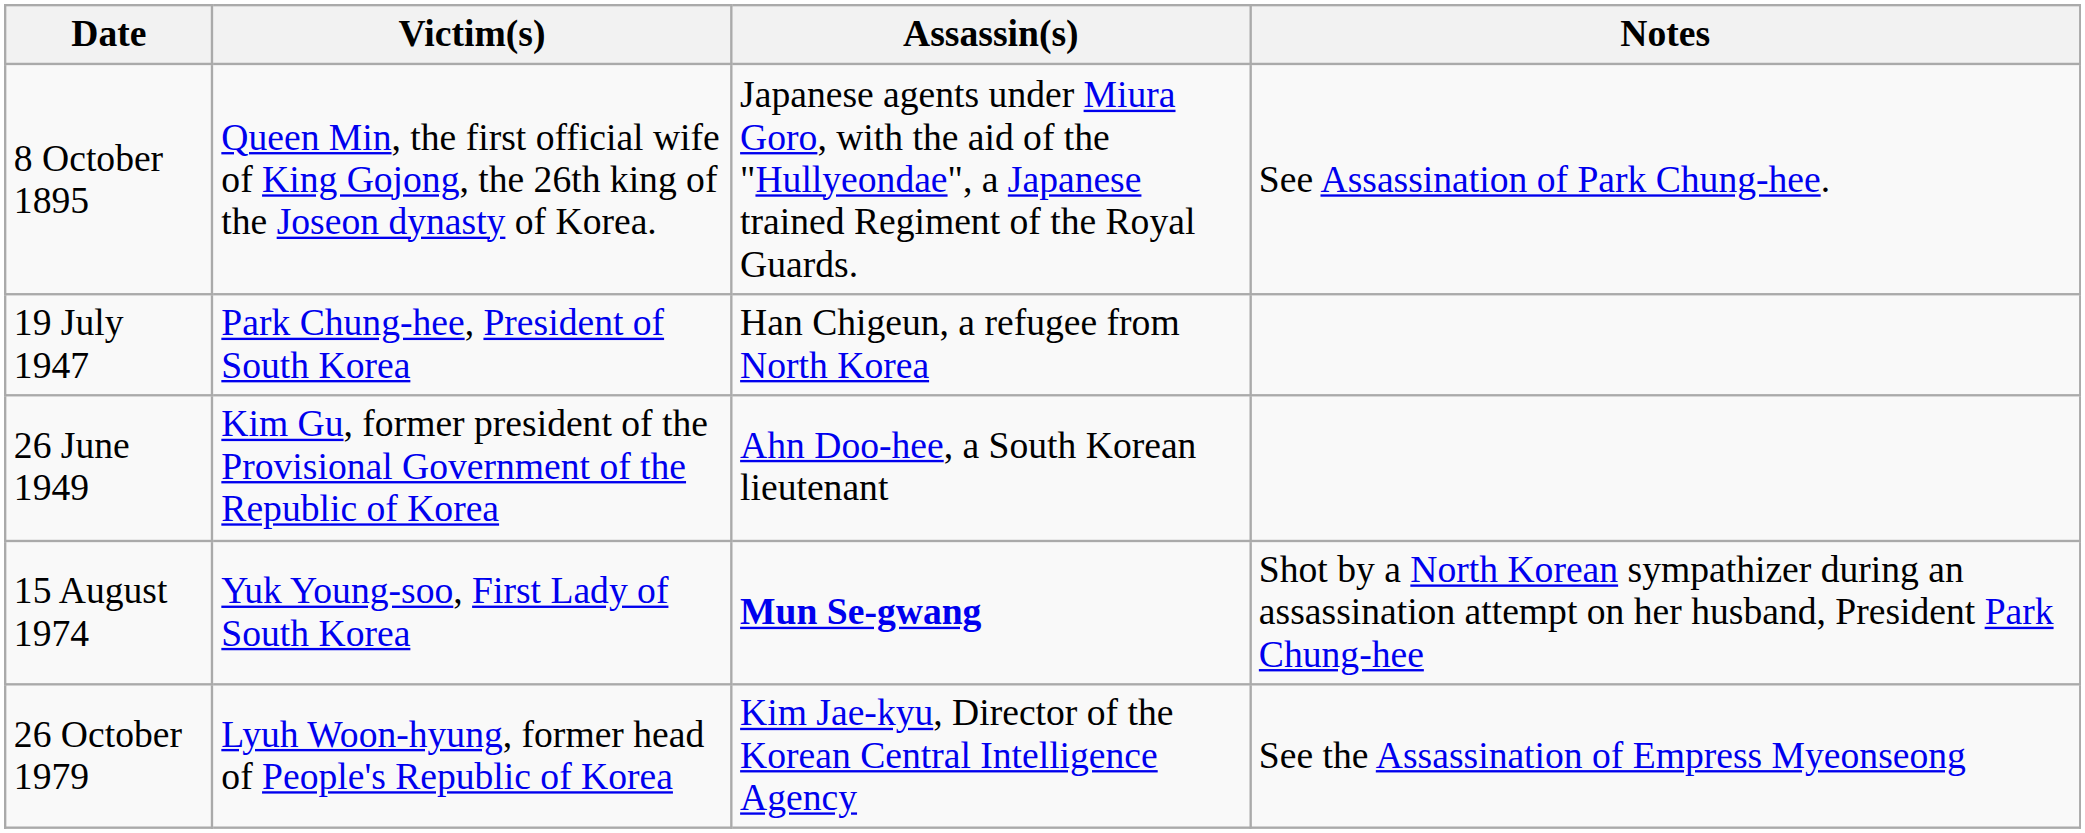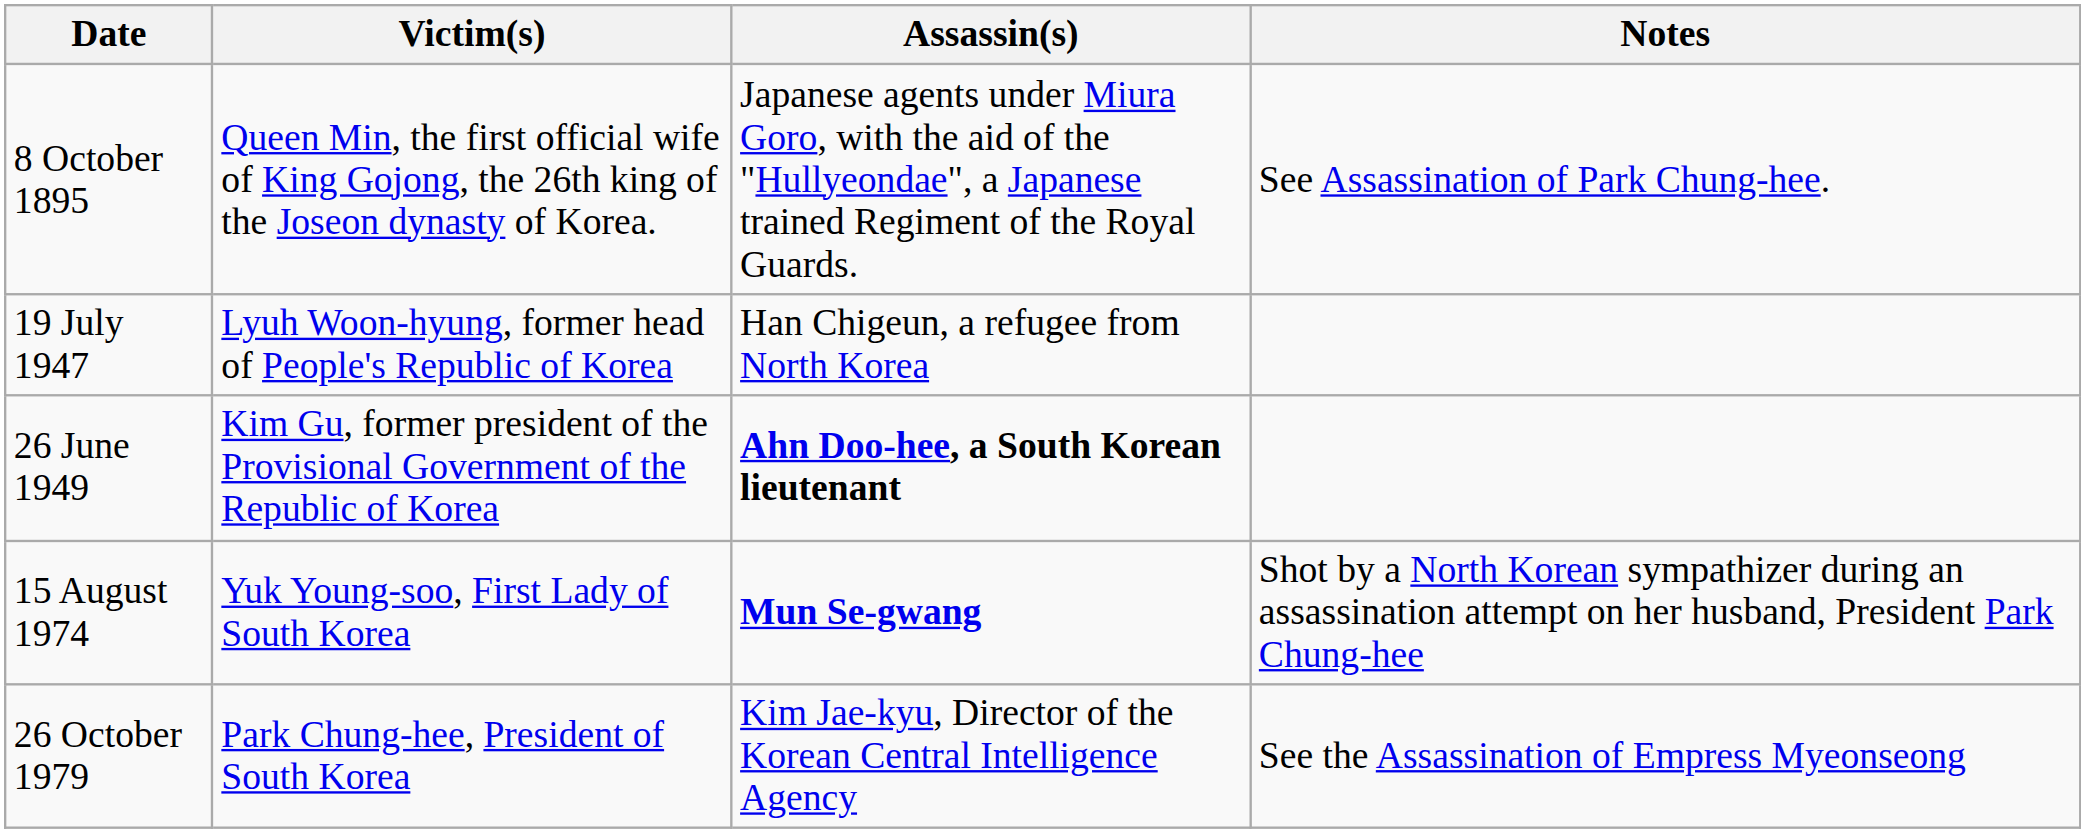(443, 343) Park Chung-hee, President of South Korea -> (463, 343) Lyuh Woon-hyung, former head of People's Republic of Korea
(968, 467) normal -> (981, 467) bold
(463, 755) Lyuh Woon-hyung, former head of People's Republic of Korea -> (443, 755) Park Chung-hee, President of South Korea
